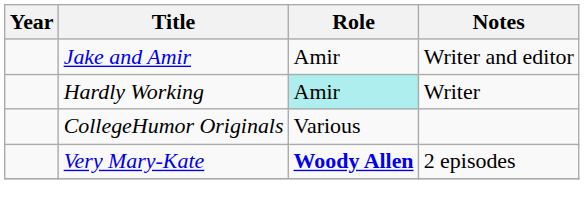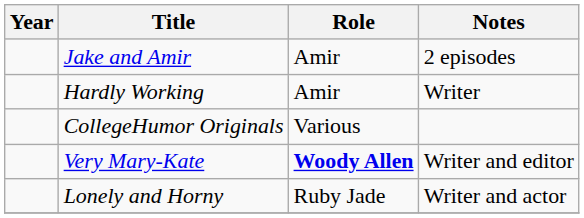(499, 56) Writer and editor -> (470, 56) 2 episodes
(317, 91) paleturquoise background -> (317, 91) no background
(470, 160) 2 episodes -> (499, 160) Writer and editor
+ row: (143, 195)
